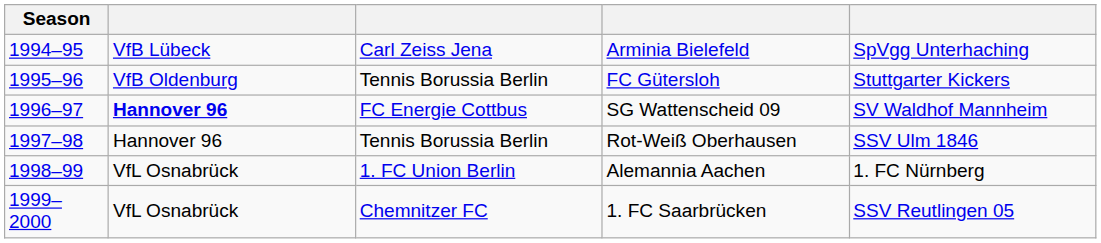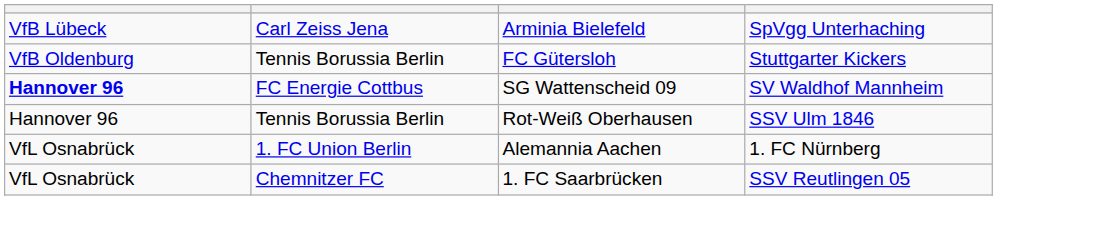- column: (57, 19)
